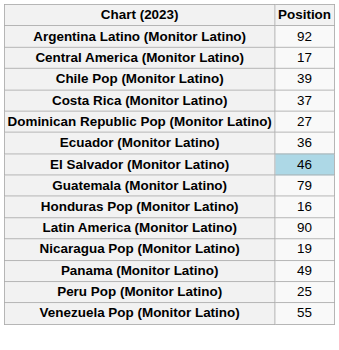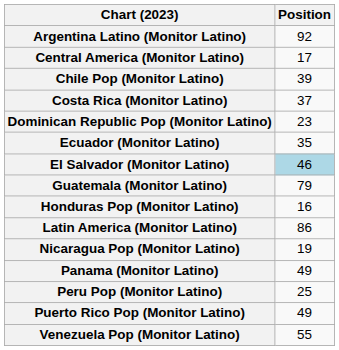(305, 121) 27 -> (305, 121) 23
(305, 143) 36 -> (305, 143) 35
(305, 228) 90 -> (305, 228) 86
+ row: (140, 313)
